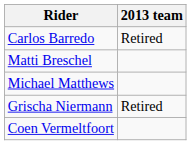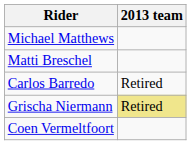rows swapped: (51, 38) <-> (61, 83)
(142, 106) no background -> (142, 106) khaki background
